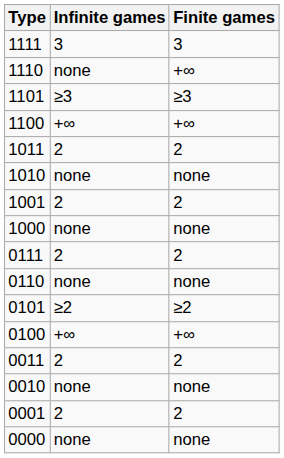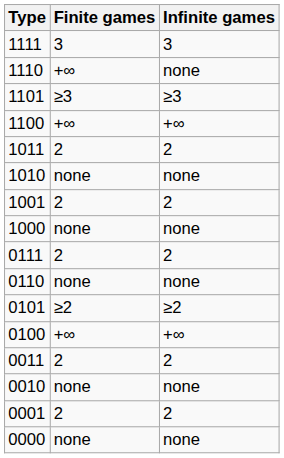columns swapped: (224, 17) <-> (110, 17)
